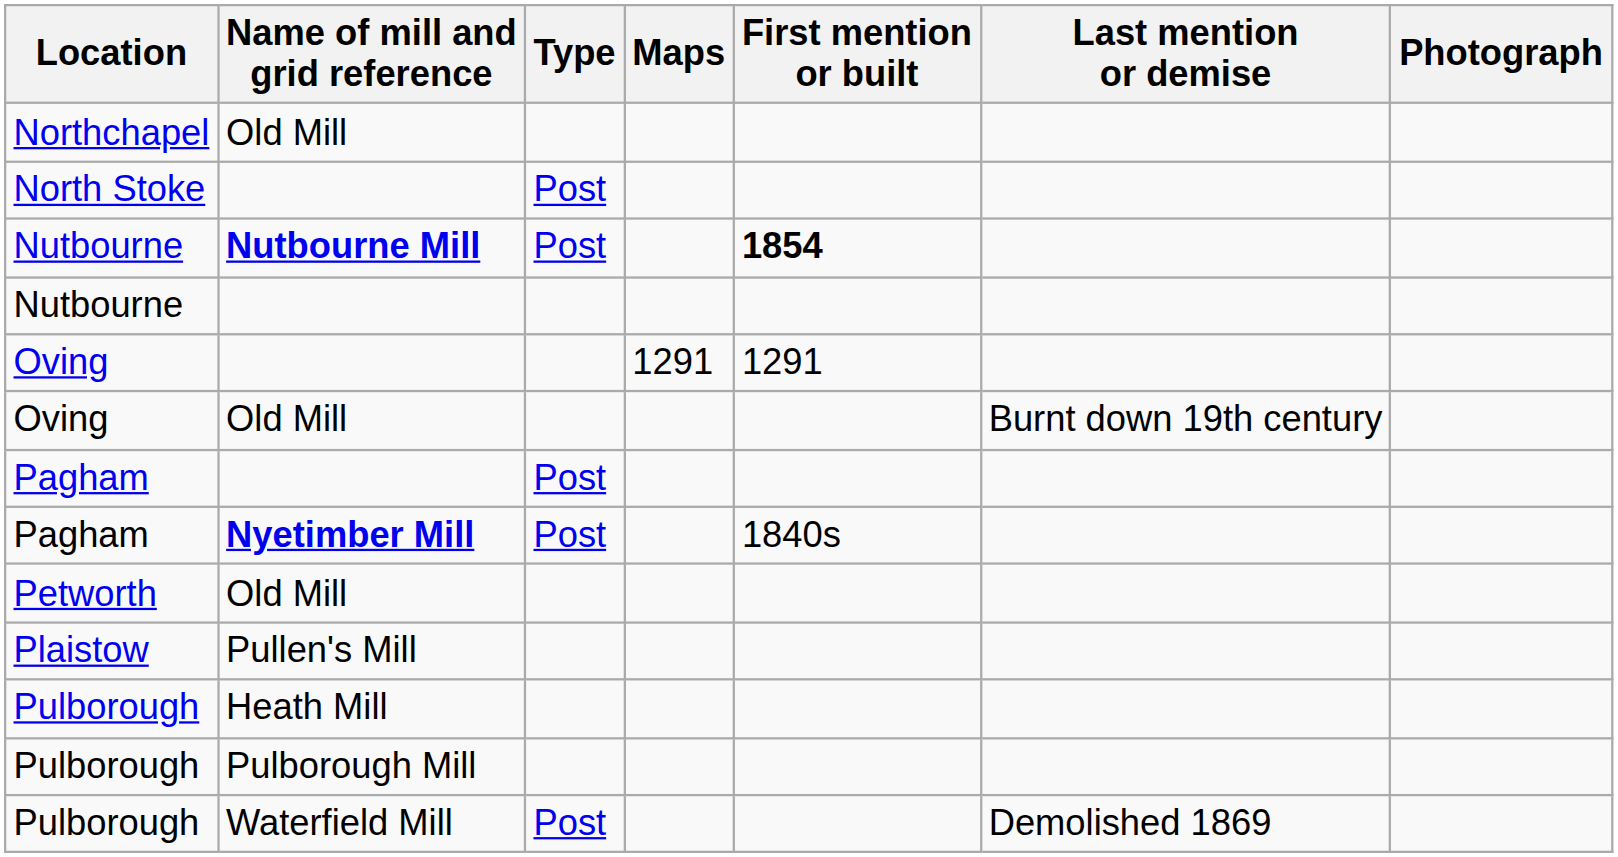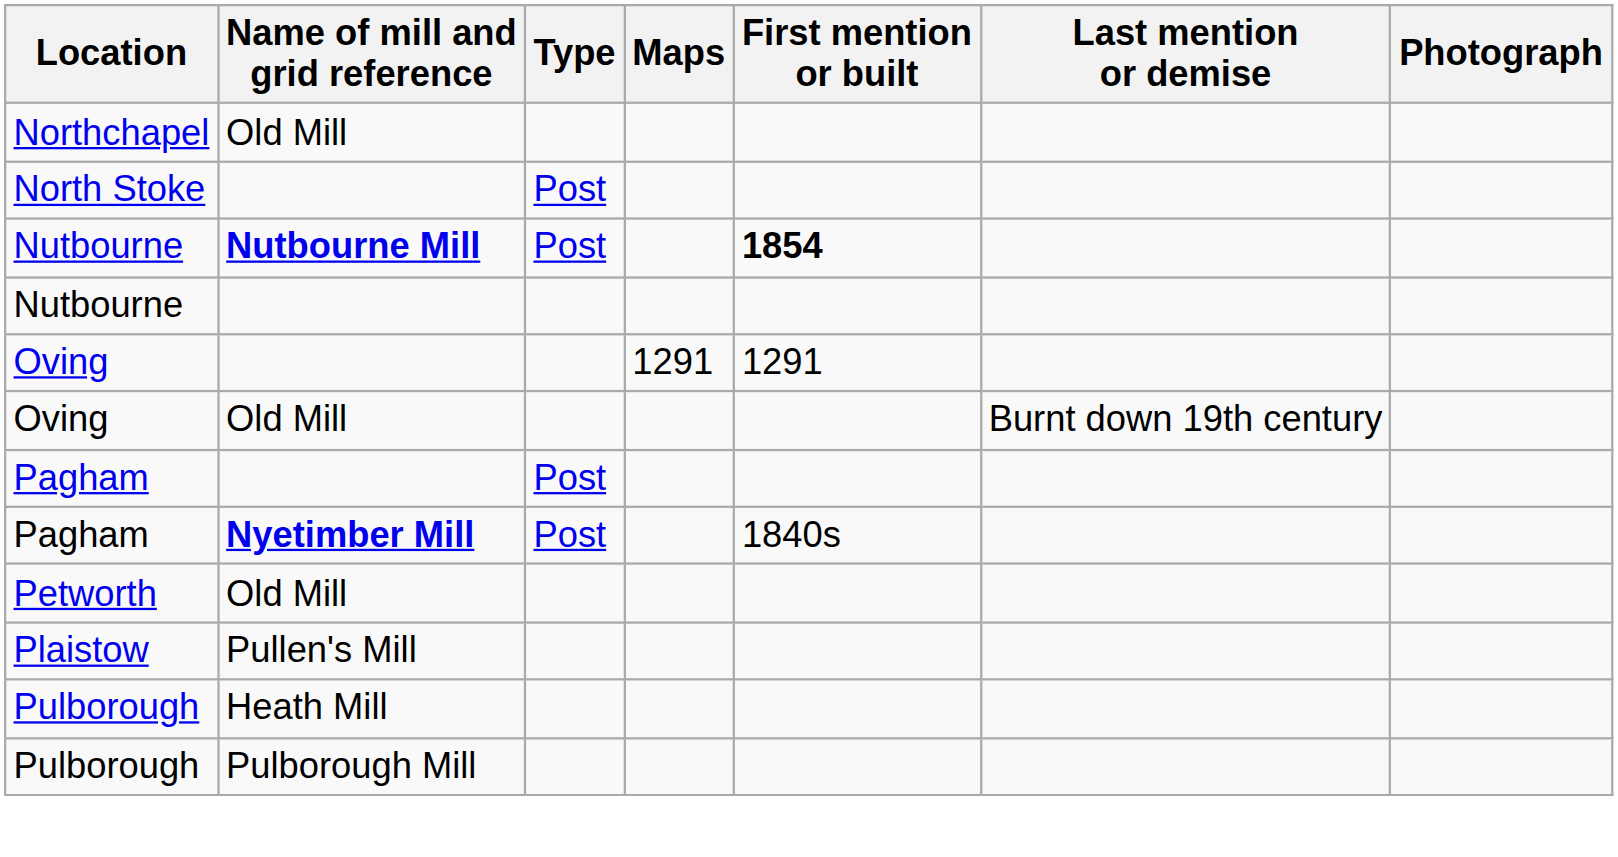- row: (106, 822)
